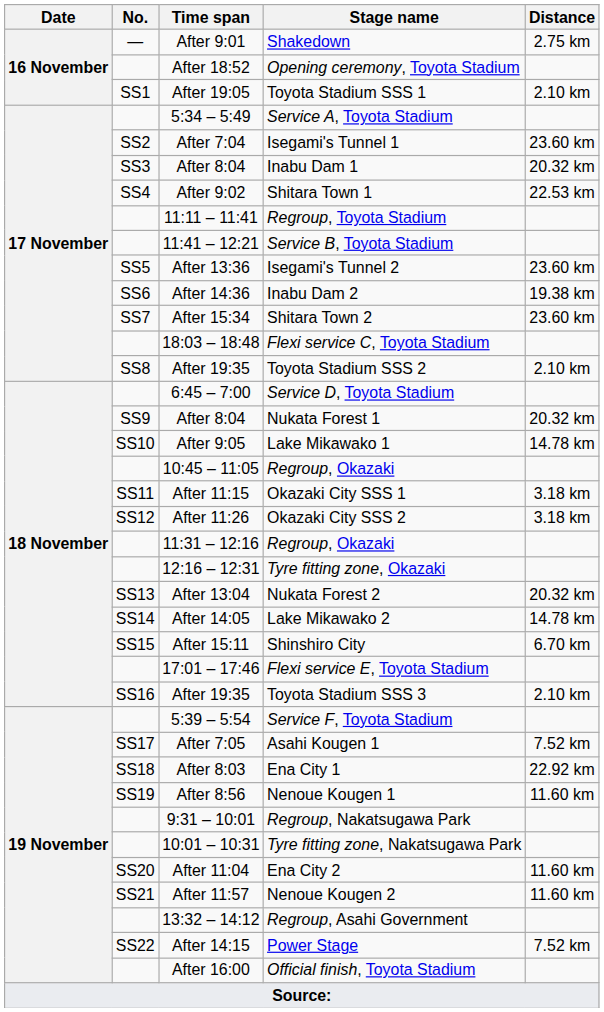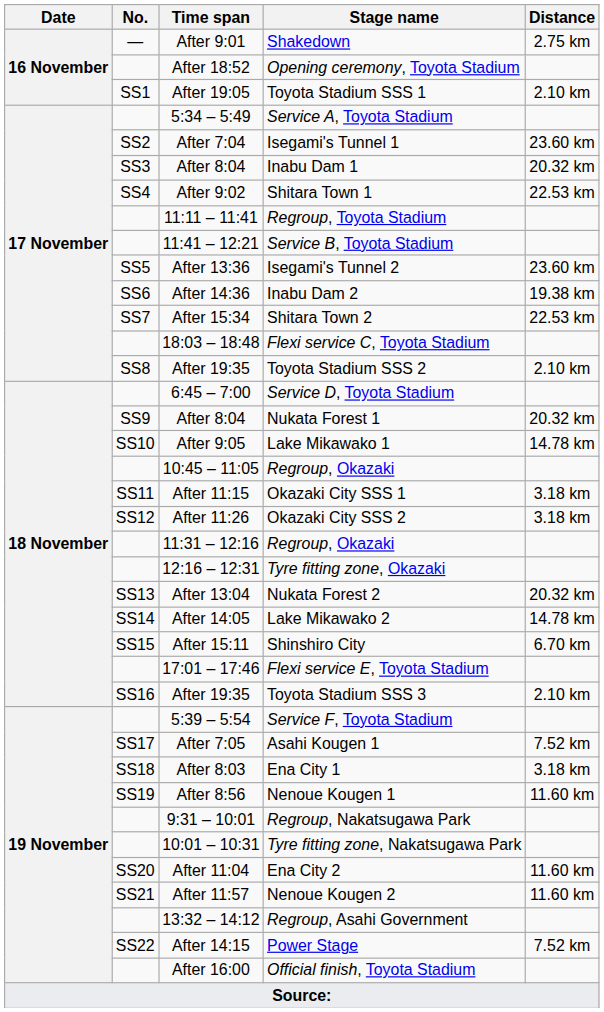(562, 318) 23.60 km -> (562, 318) 22.53 km
(562, 769) 22.92 km -> (562, 769) 3.18 km
